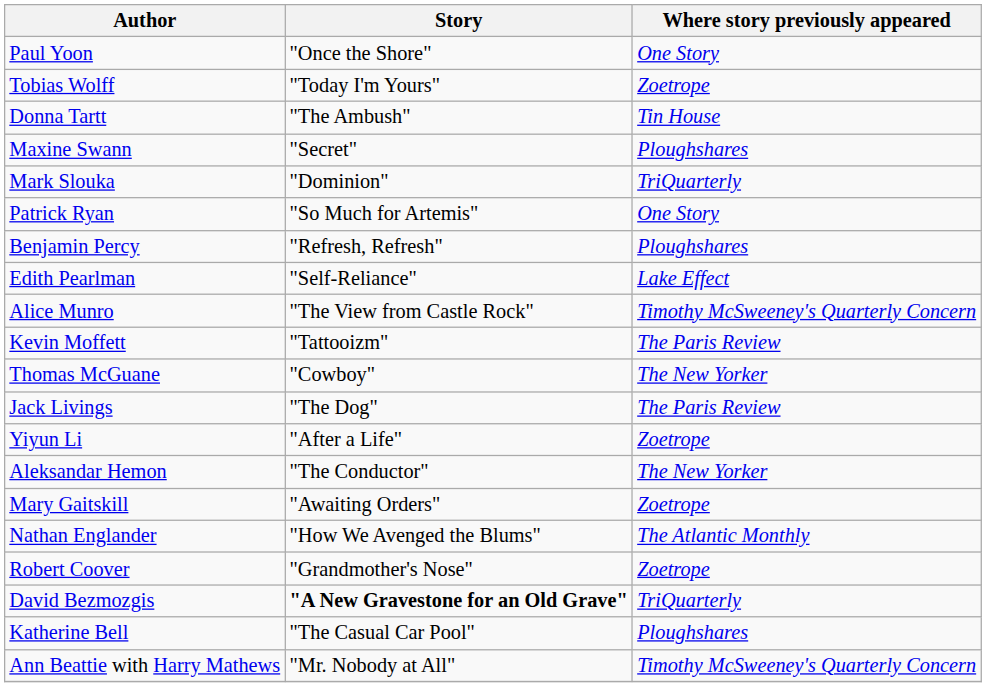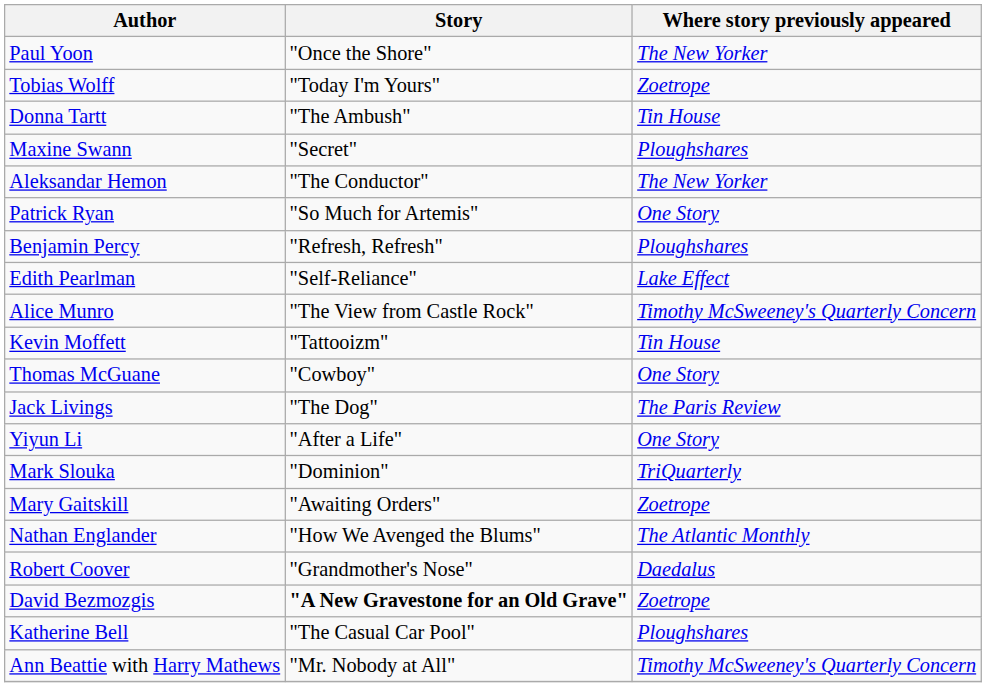(678, 52) One Story -> (702, 52) The New Yorker
rows swapped: (62, 181) <-> (88, 471)
(709, 342) The Paris Review -> (679, 342) Tin House
(702, 375) The New Yorker -> (678, 375) One Story
(673, 439) Zoetrope -> (678, 439) One Story
(673, 568) Zoetrope -> (676, 568) Daedalus
(689, 600) TriQuarterly -> (673, 600) Zoetrope
